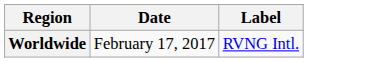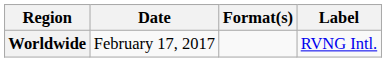+ column: (258, 17)
